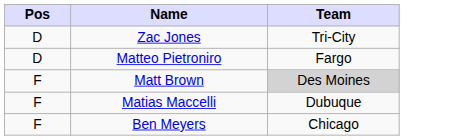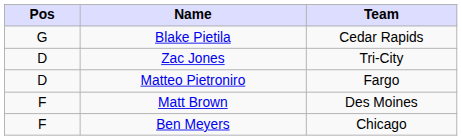+ row: (193, 37)
(334, 80) lightgrey background -> (381, 102) no background
- row: (169, 102)
